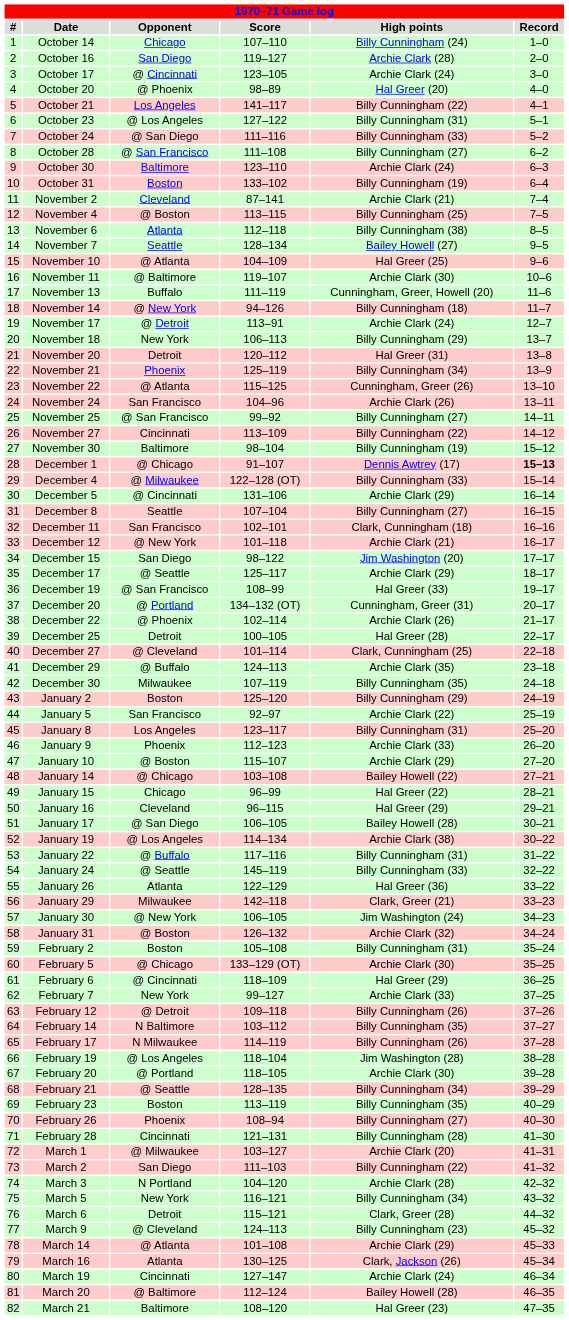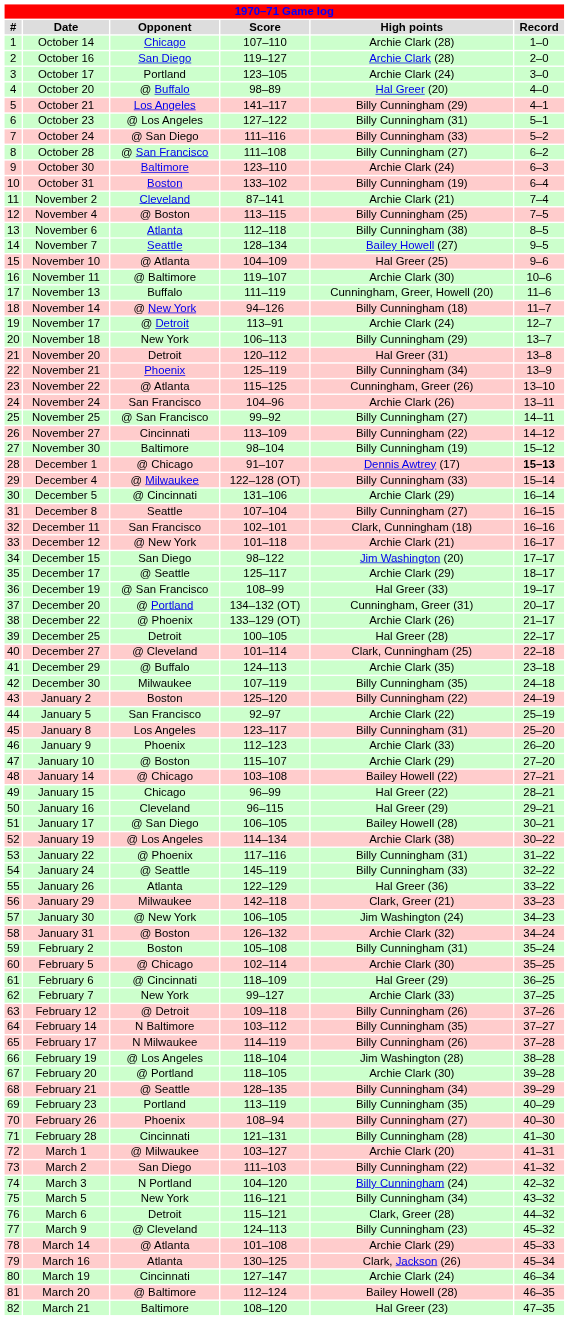(412, 42) Billy Cunningham (24) -> (412, 42) Archie Clark (28)
(165, 74) @ Cincinnati -> (165, 74) Portland
(165, 89) @ Phoenix -> (165, 89) @ Buffalo
(412, 105) Billy Cunningham (22) -> (412, 105) Billy Cunningham (29)
(265, 620) 102–114 -> (265, 620) 133–129 (OT)
(412, 698) Billy Cunningham (29) -> (412, 698) Billy Cunningham (22)
(165, 855) @ Buffalo -> (165, 855) @ Phoenix
(265, 964) 133–129 (OT) -> (265, 964) 102–114
(165, 1105) Boston -> (165, 1105) Portland
(412, 1183) Archie Clark (28) -> (412, 1183) Billy Cunningham (24)
